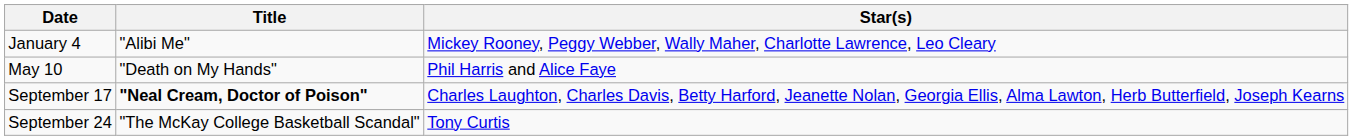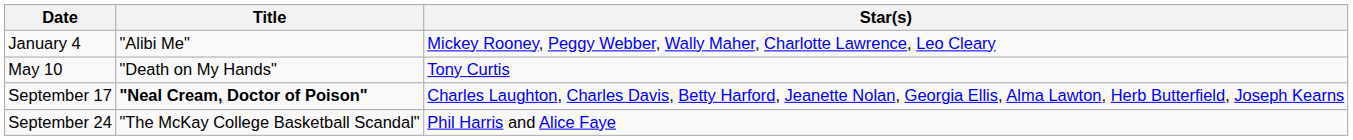(522, 69) Phil Harris and Alice Faye -> (469, 69) Tony Curtis
(469, 122) Tony Curtis -> (522, 122) Phil Harris and Alice Faye
